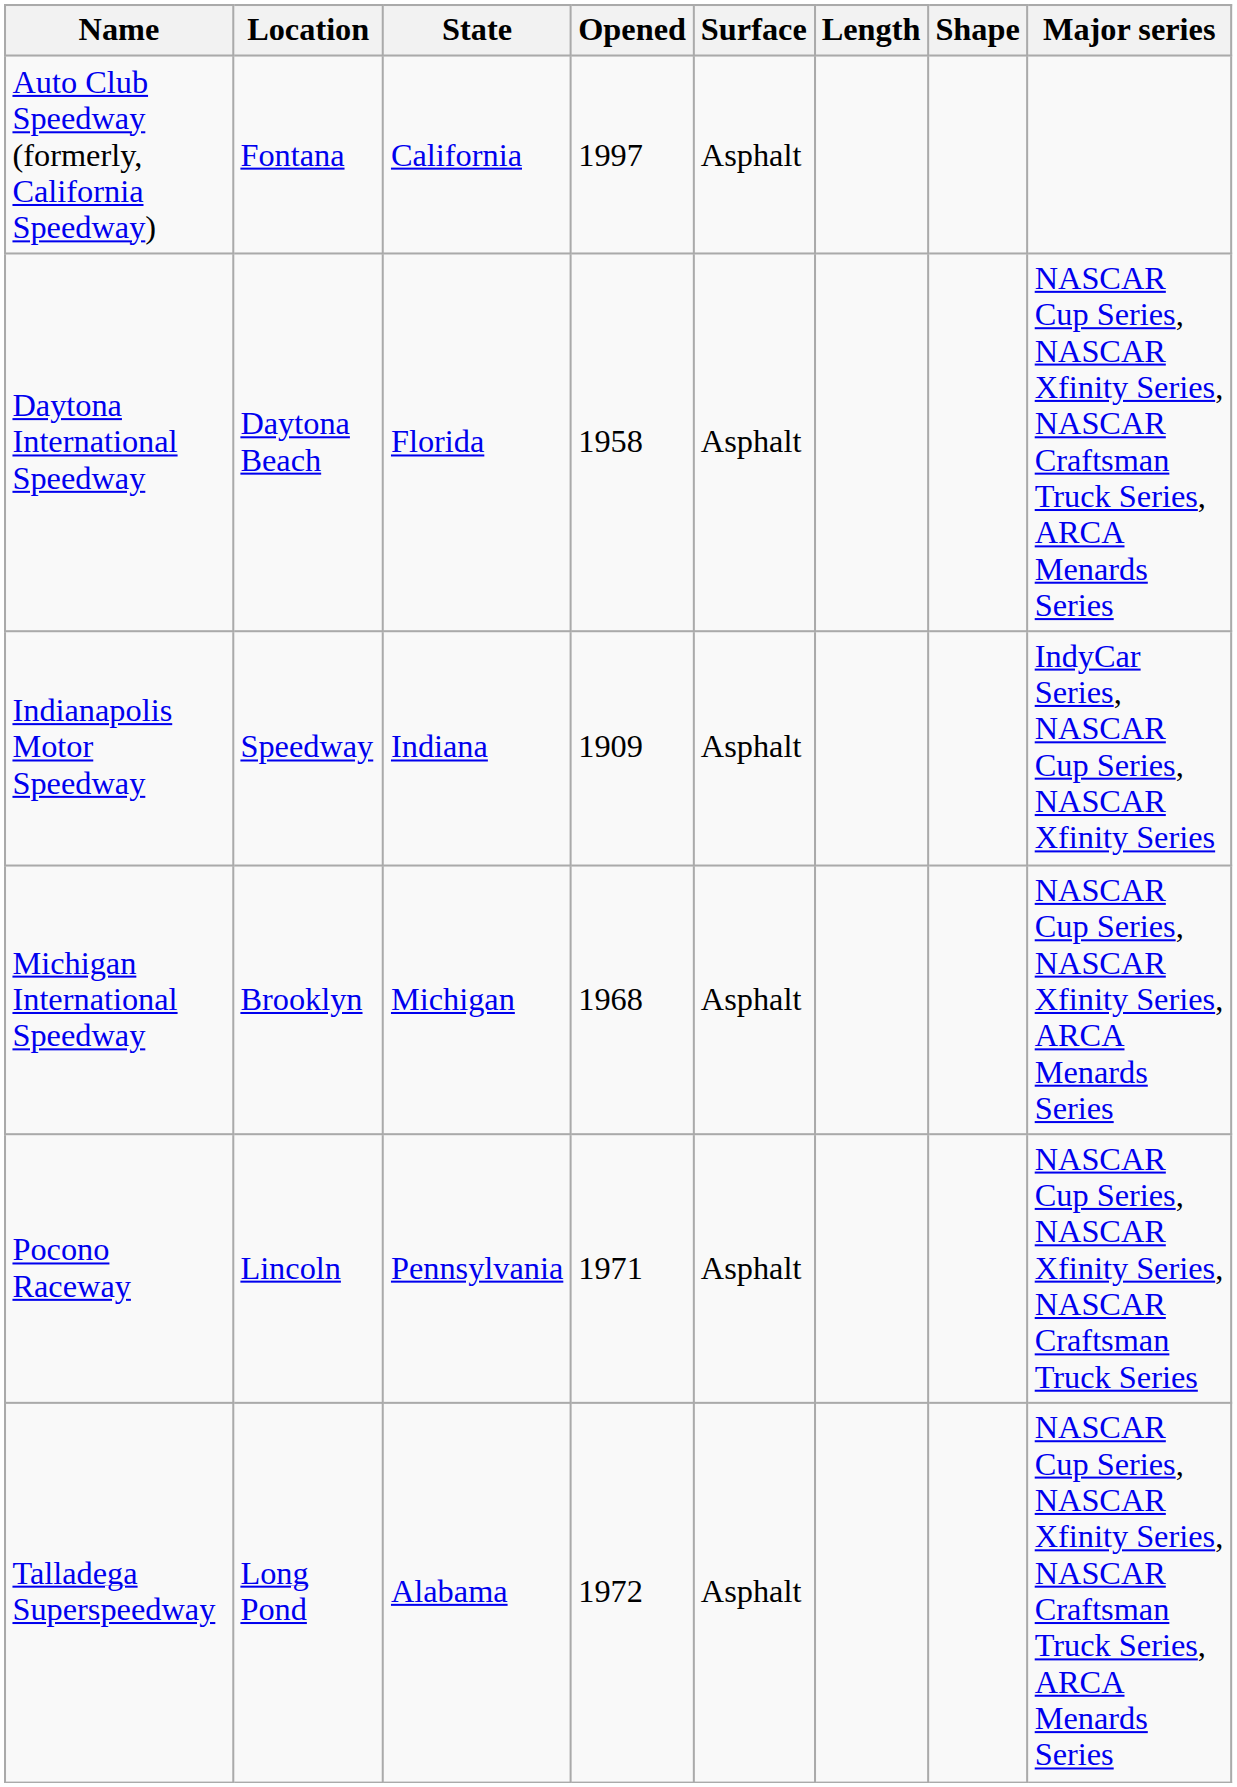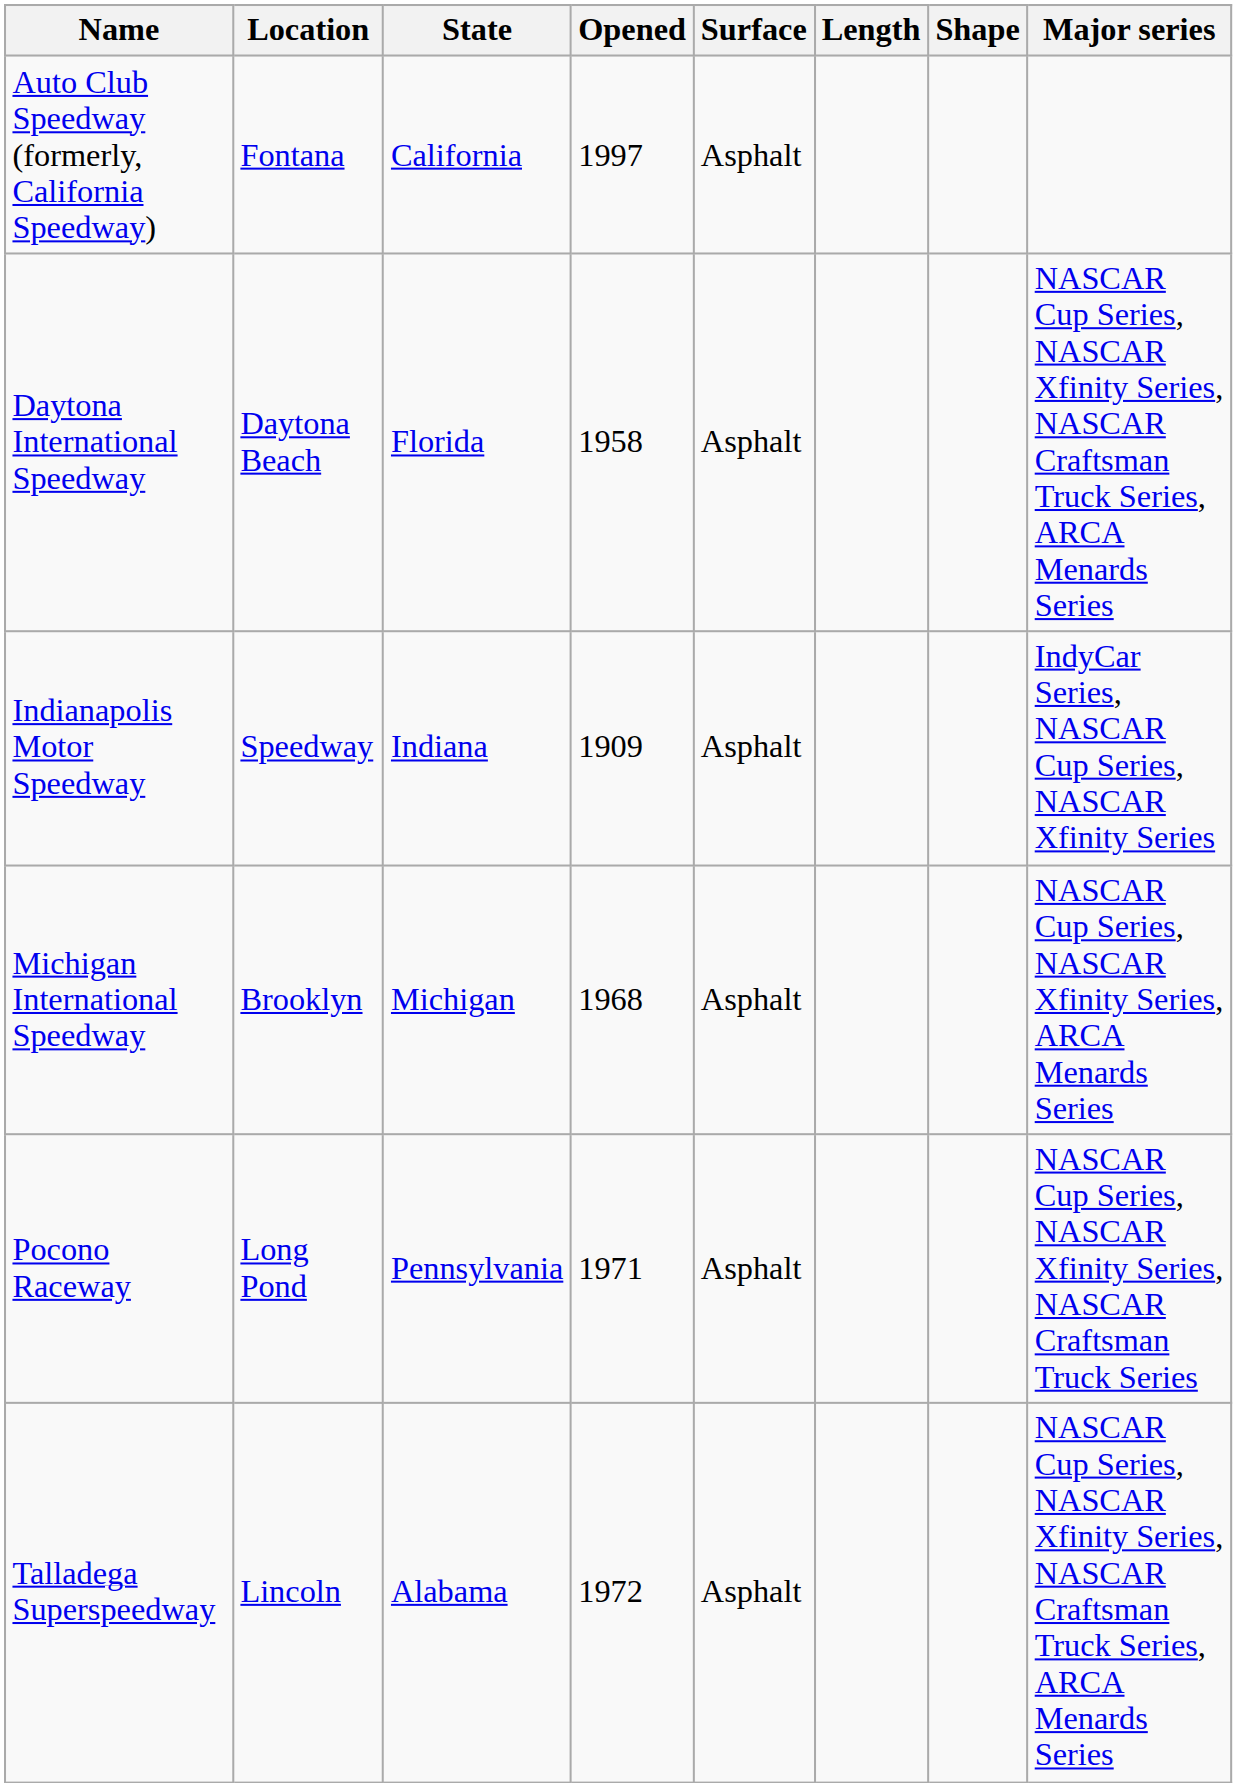(291, 1268) Lincoln -> (275, 1268) Long Pond
(275, 1592) Long Pond -> (291, 1592) Lincoln
